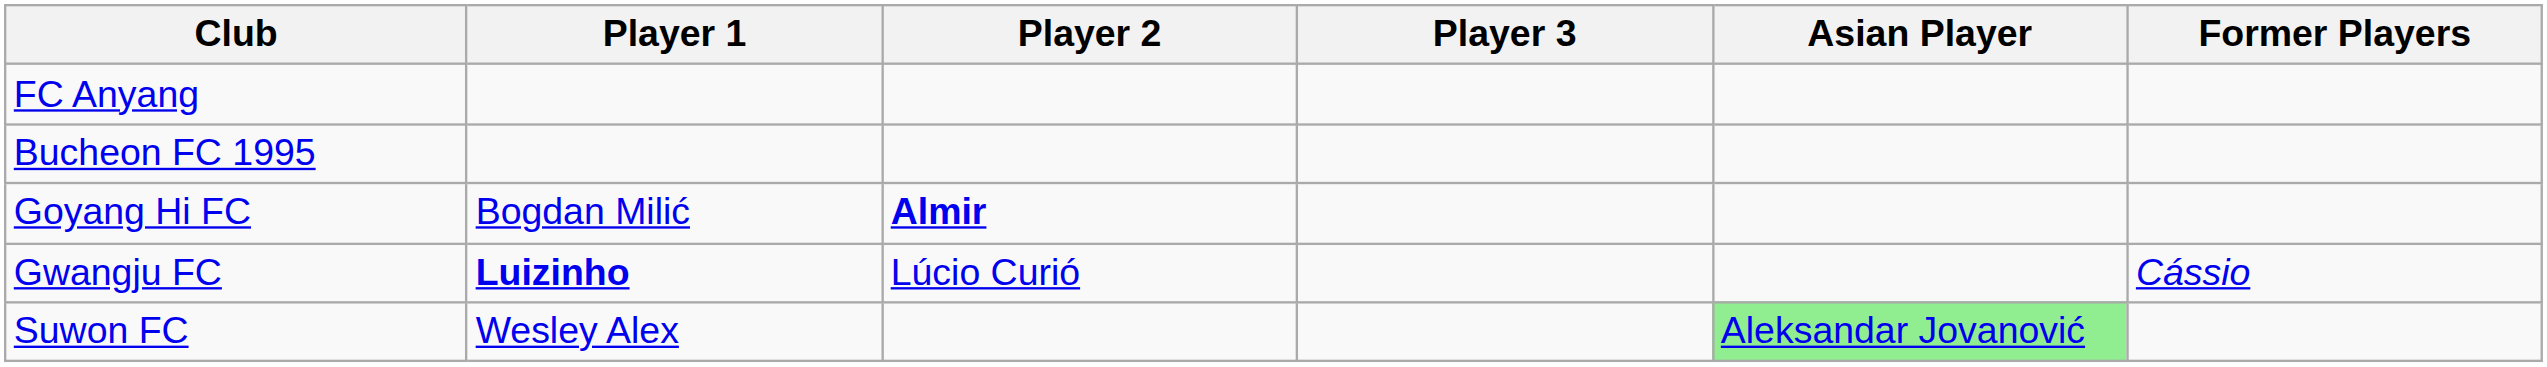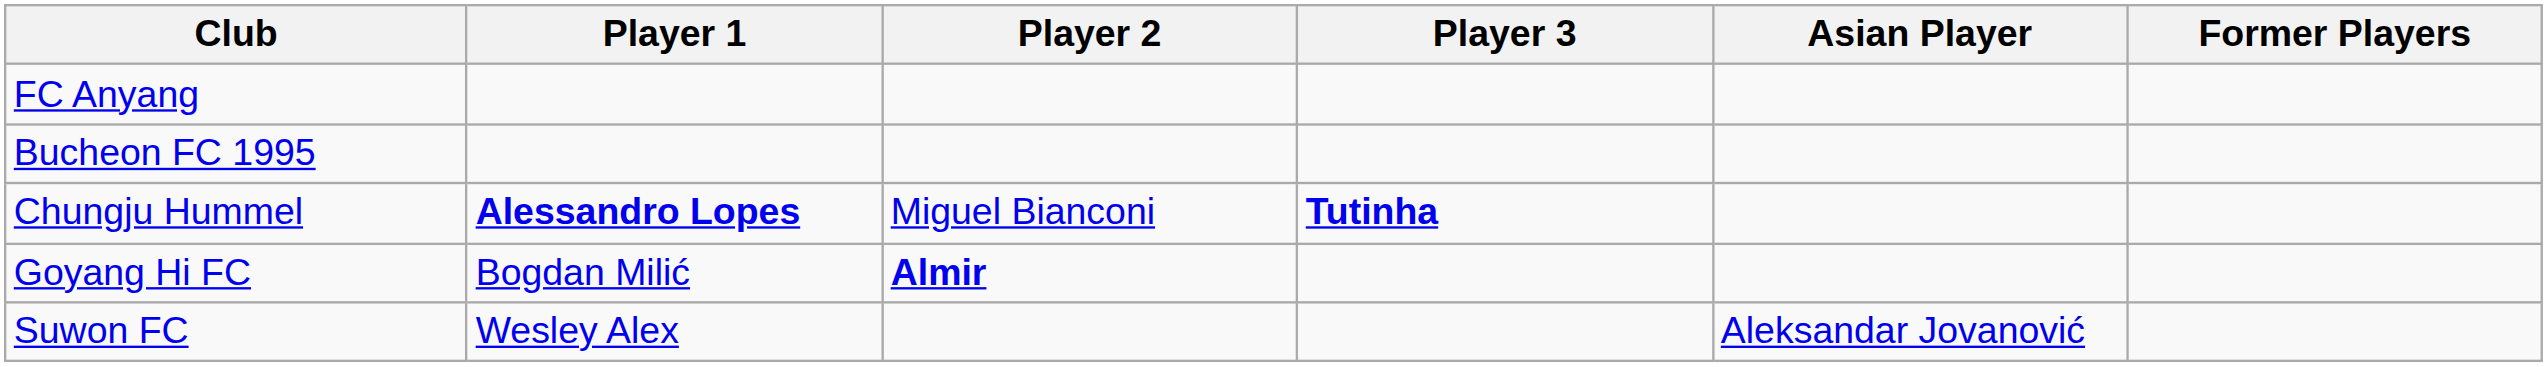+ row: (158, 212)
- row: (118, 271)
(1903, 331) lightgreen background -> (1903, 331) no background
